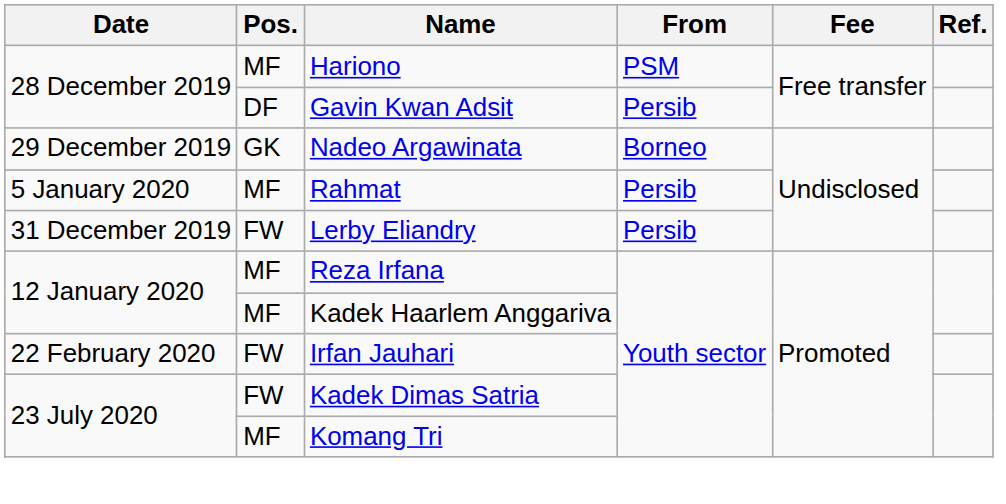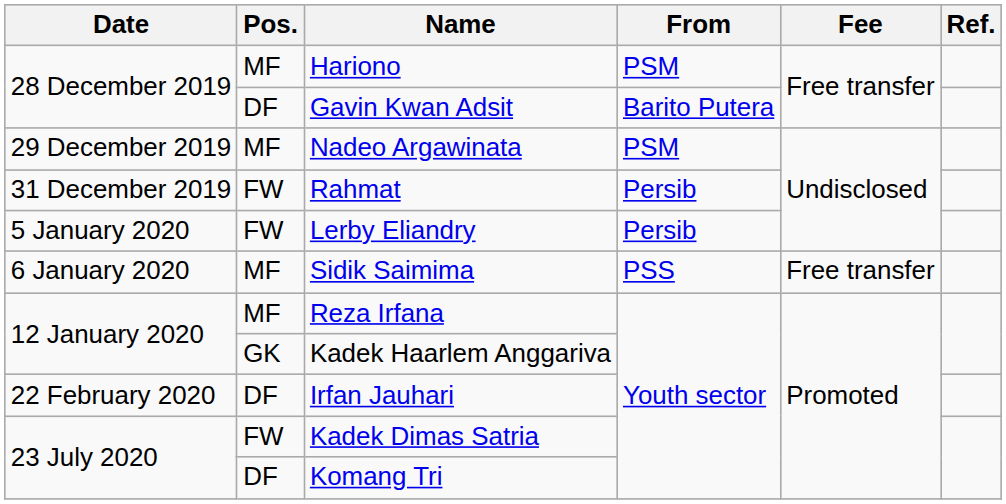(660, 107) Persib -> (699, 107) Barito Putera
(262, 148) GK -> (262, 148) MF
(665, 148) Borneo -> (651, 148) PSM
(100, 189) 5 January 2020 -> (121, 189) 31 December 2019
(262, 189) MF -> (263, 189) FW
(121, 230) 31 December 2019 -> (100, 230) 5 January 2020
+ row: (392, 271)
(262, 312) MF -> (262, 353) GK
(263, 353) FW -> (260, 395) DF
(262, 436) MF -> (260, 477) DF
